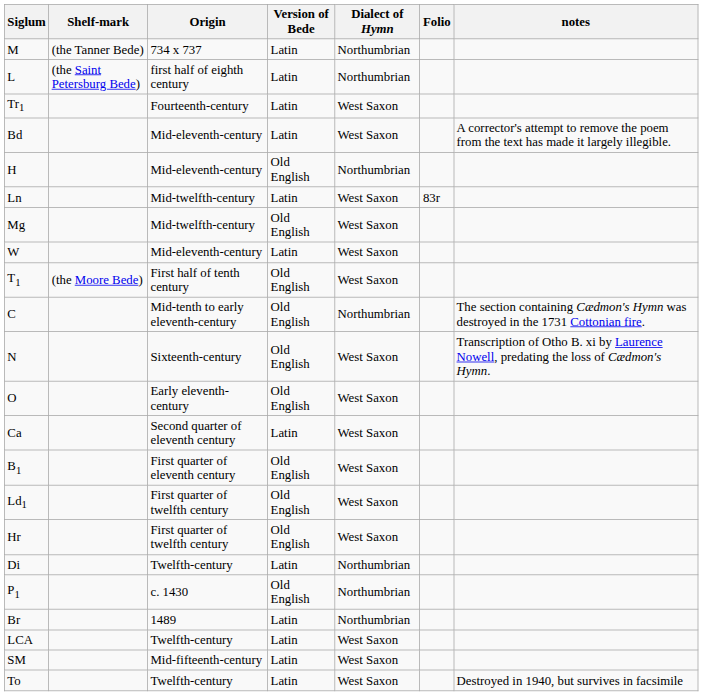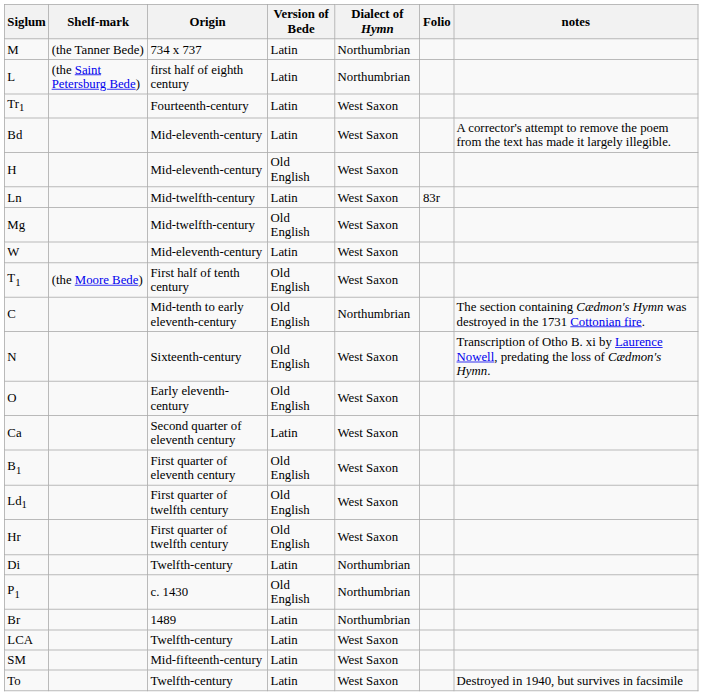(374, 169) Northumbrian -> (368, 169) West Saxon
